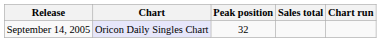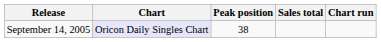(243, 29) 32 -> (243, 29) 38
